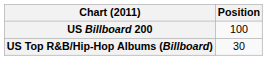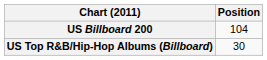(239, 30) 100 -> (239, 30) 104
